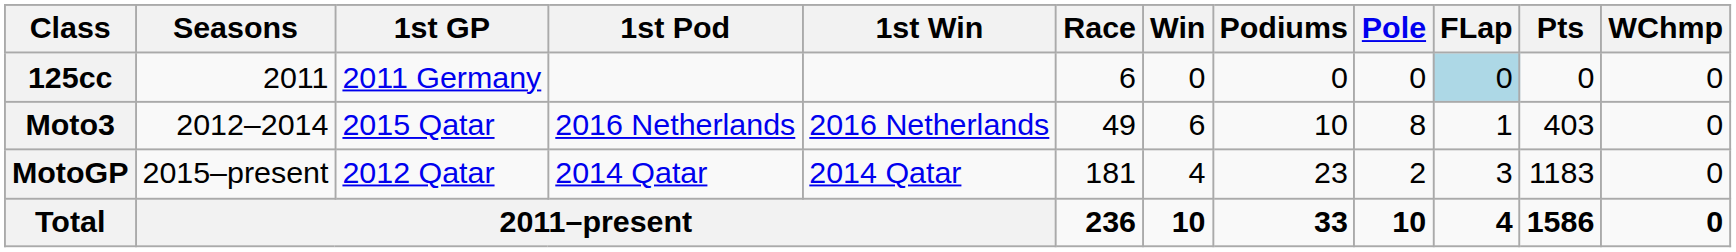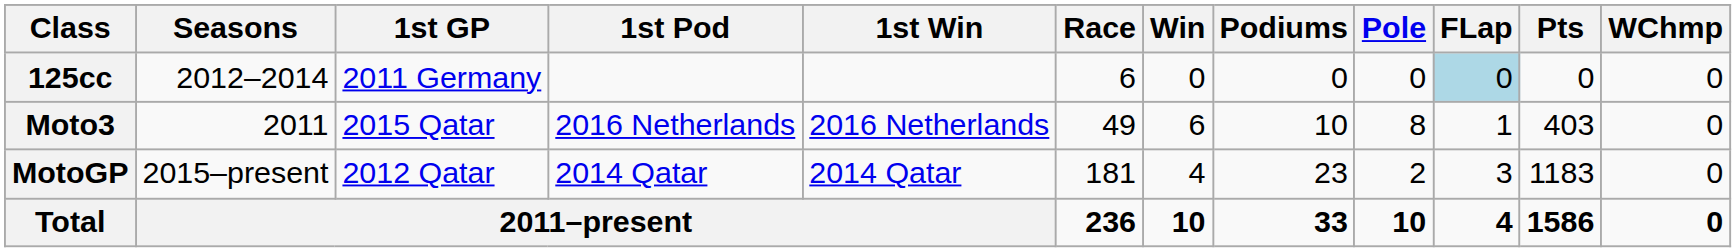(296, 76) 2011 -> (252, 76) 2012–2014
(252, 125) 2012–2014 -> (296, 125) 2011
